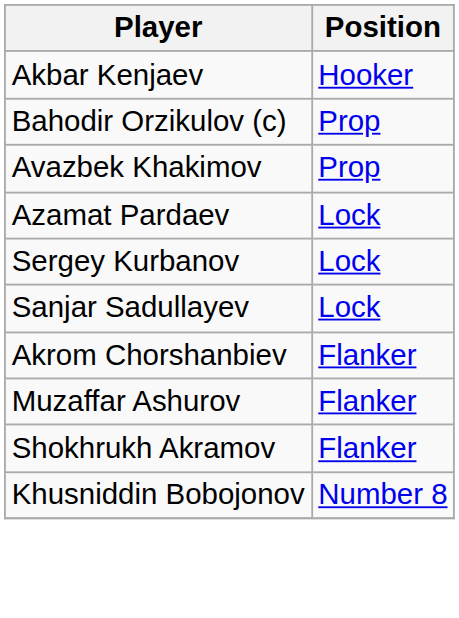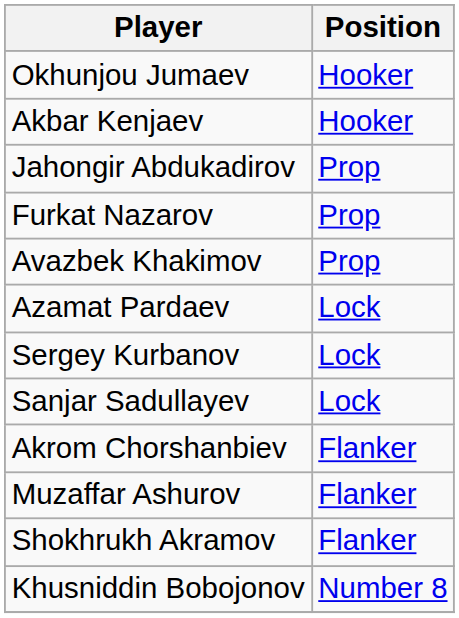+ row: (130, 74)
- row: (149, 121)
+ row: (153, 167)
+ row: (112, 214)
